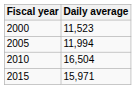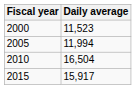(79, 76) 15,971 -> (79, 76) 15,917
